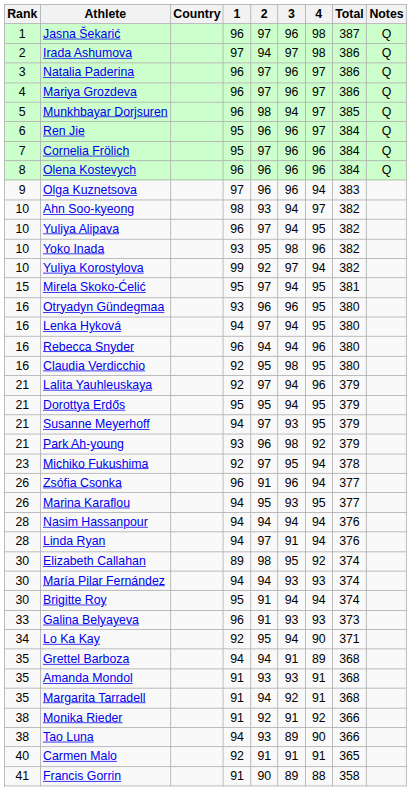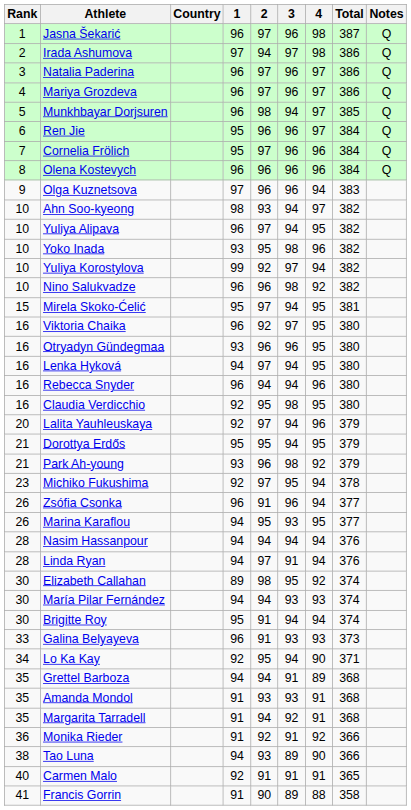+ row: (89, 287)
+ row: (84, 326)
(22, 385) 21 -> (22, 424) 20
- row: (96, 424)
(22, 717) 38 -> (22, 737) 36
